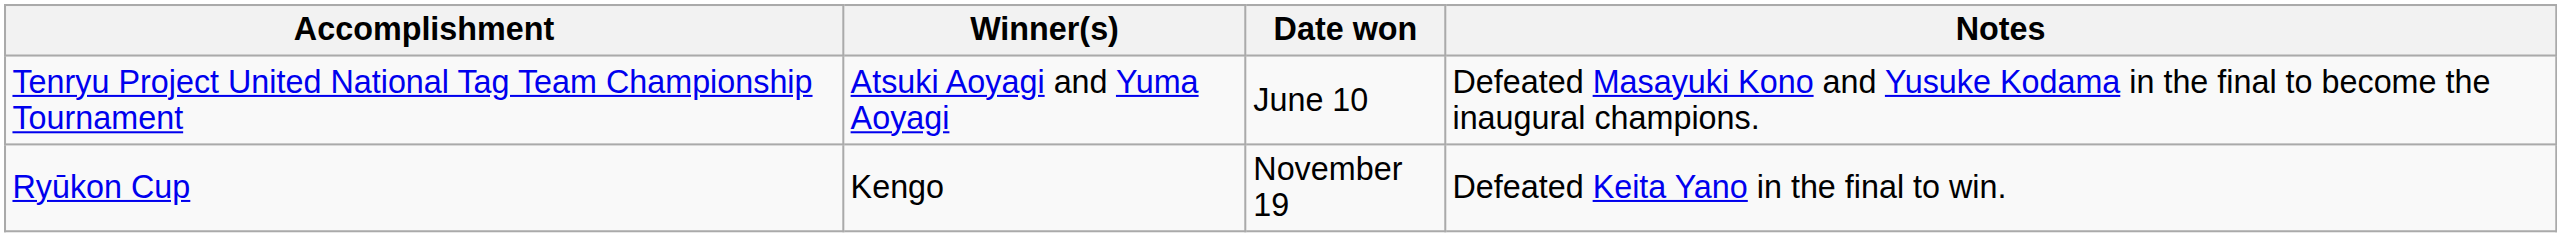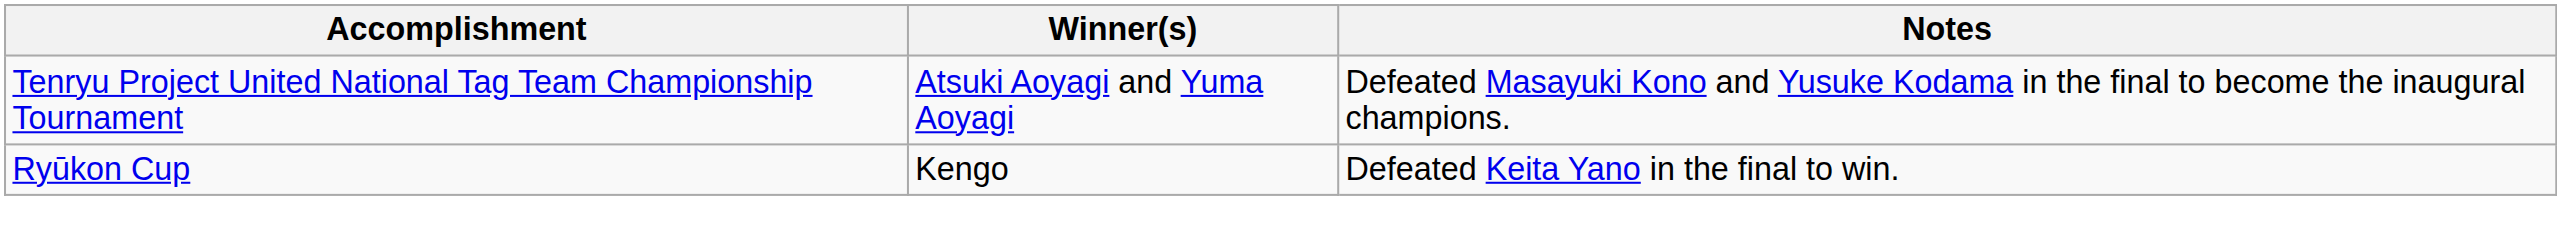- column: (1345, 30)
